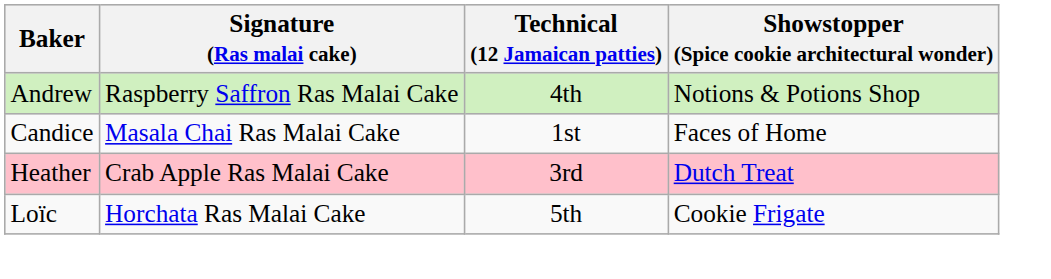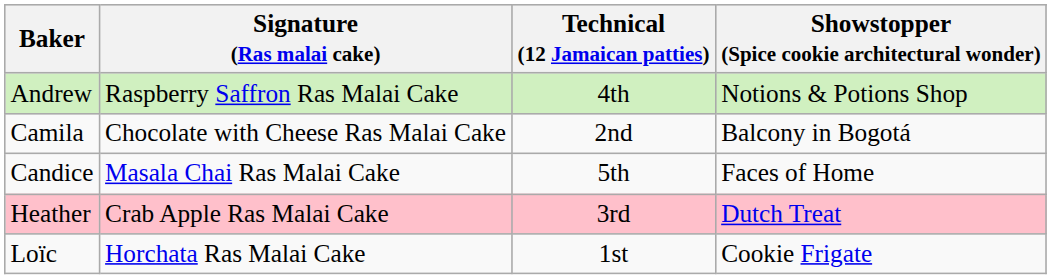+ row: (47, 133)
(566, 133) 1st -> (614, 173) 5th
(566, 213) 5th -> (614, 253) 1st
